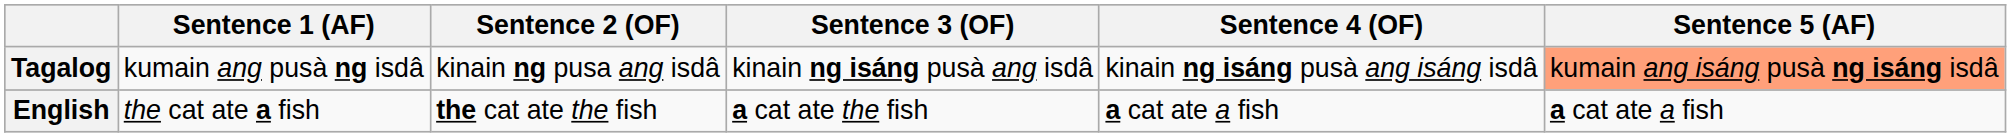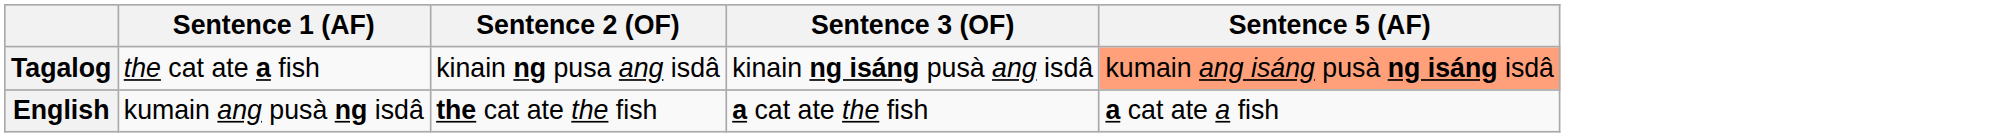- column: (1322, 25)
(274, 68) kumain ang pusà ng isdâ -> (222, 68) the cat ate a fish
(222, 110) the cat ate a fish -> (274, 110) kumain ang pusà ng isdâ
